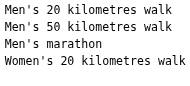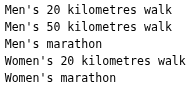+ row: (60, 78)
